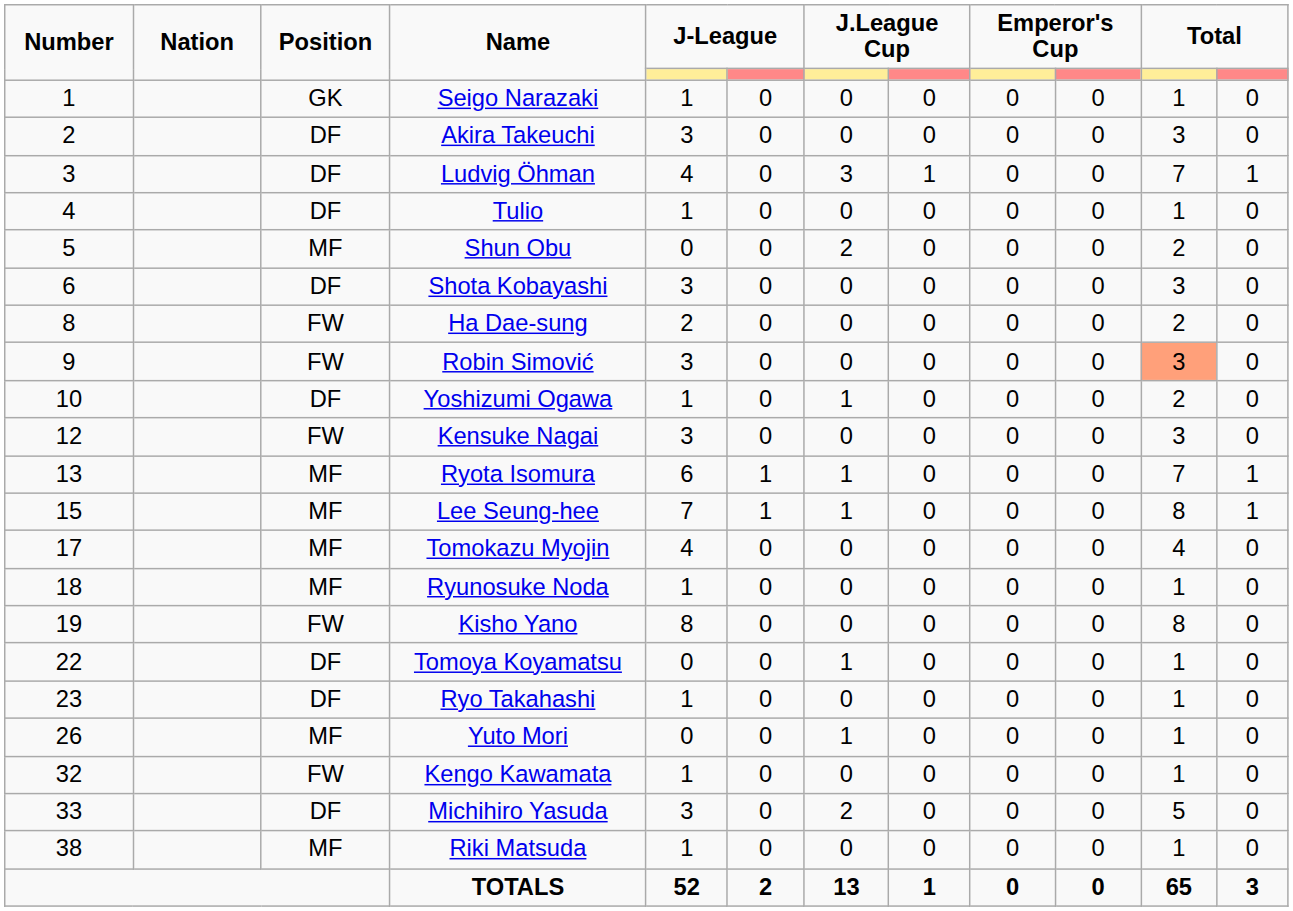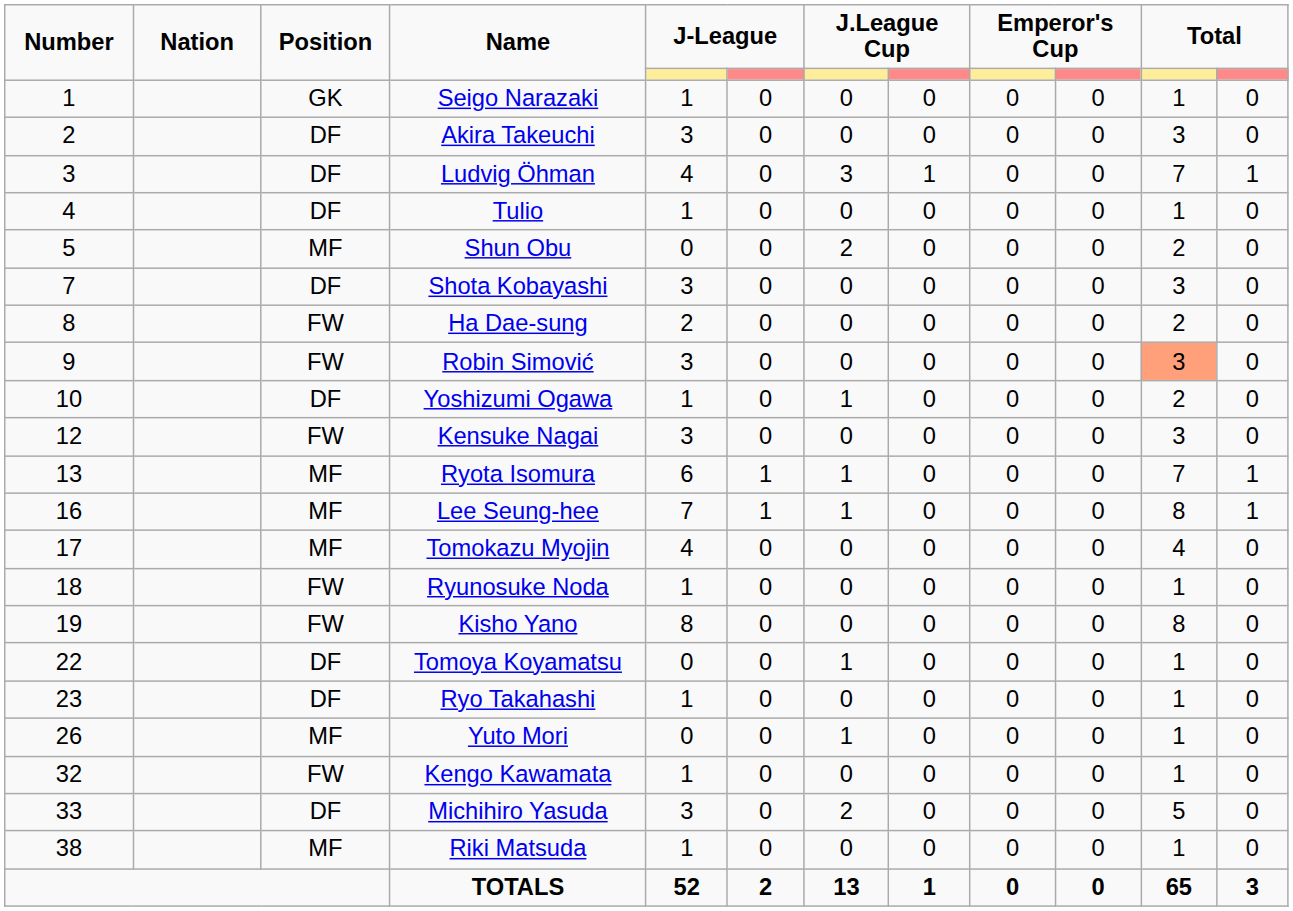(69, 286) 6 -> (69, 286) 7
(69, 511) 15 -> (69, 511) 16
(325, 586) MF -> (325, 586) FW
